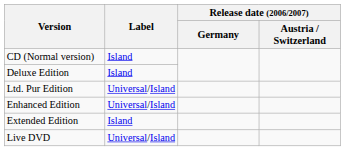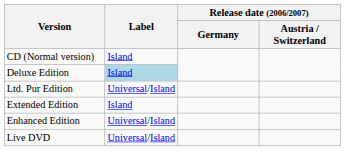(120, 72) no background -> (120, 72) lightblue background
rows swapped: (42, 121) <-> (43, 105)
